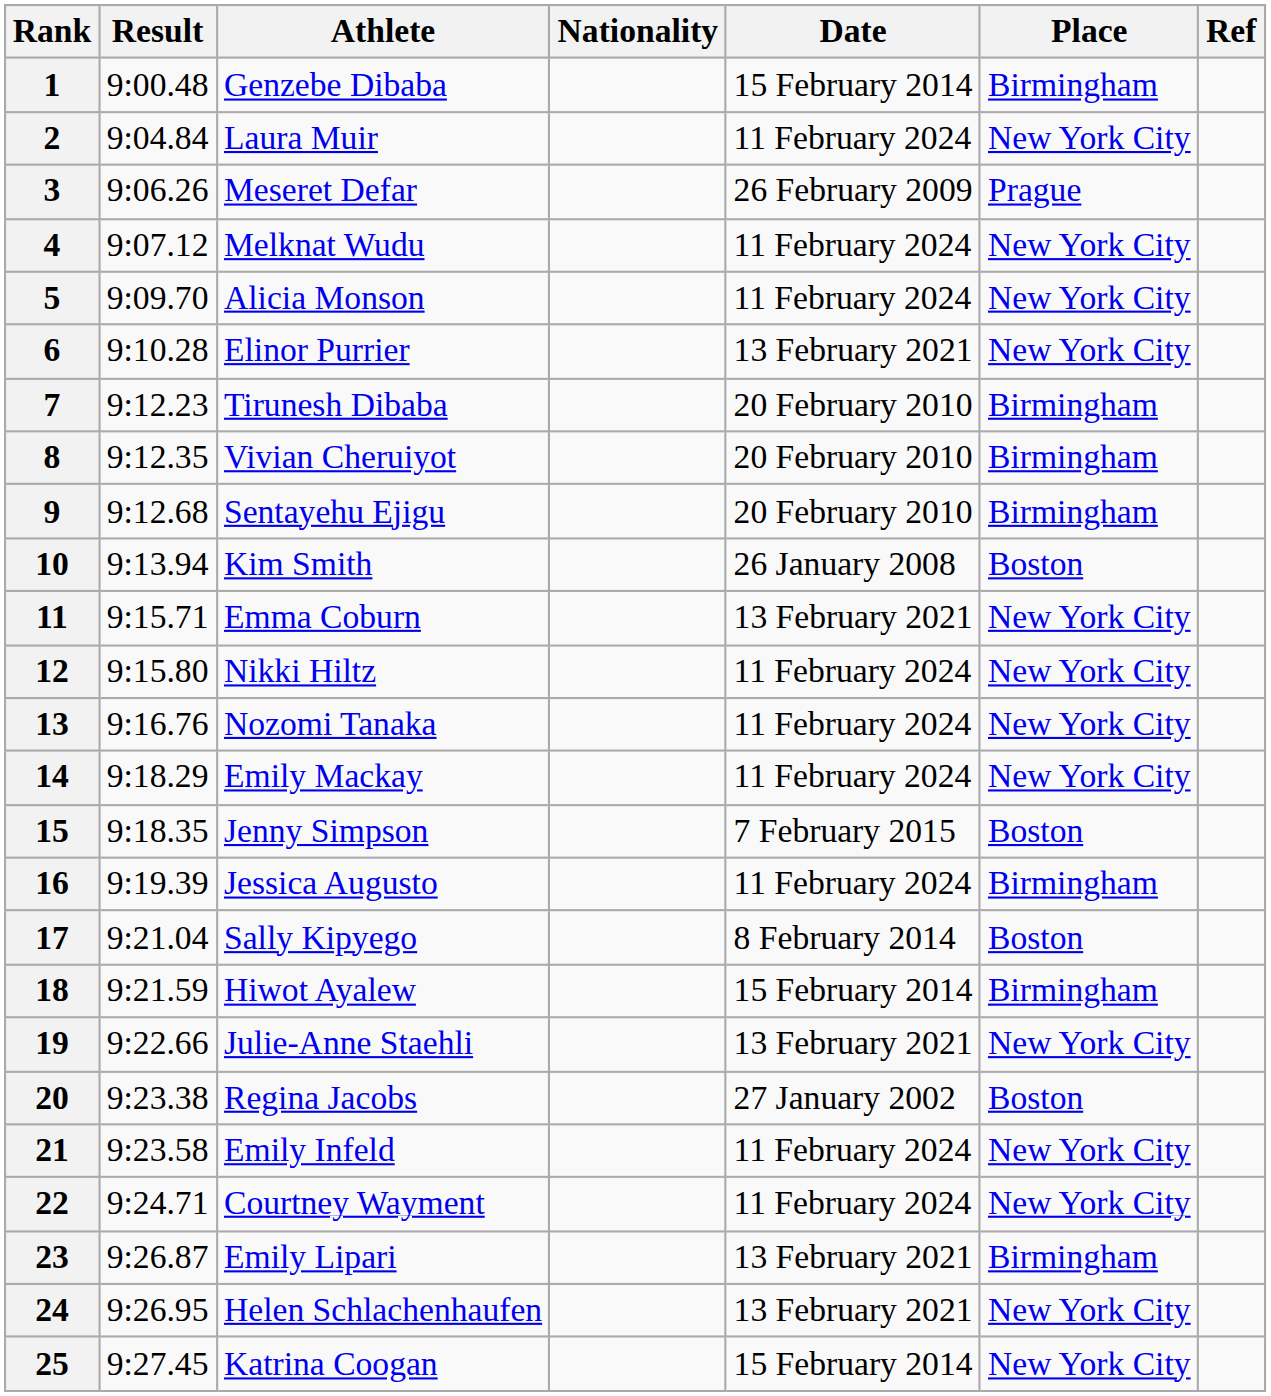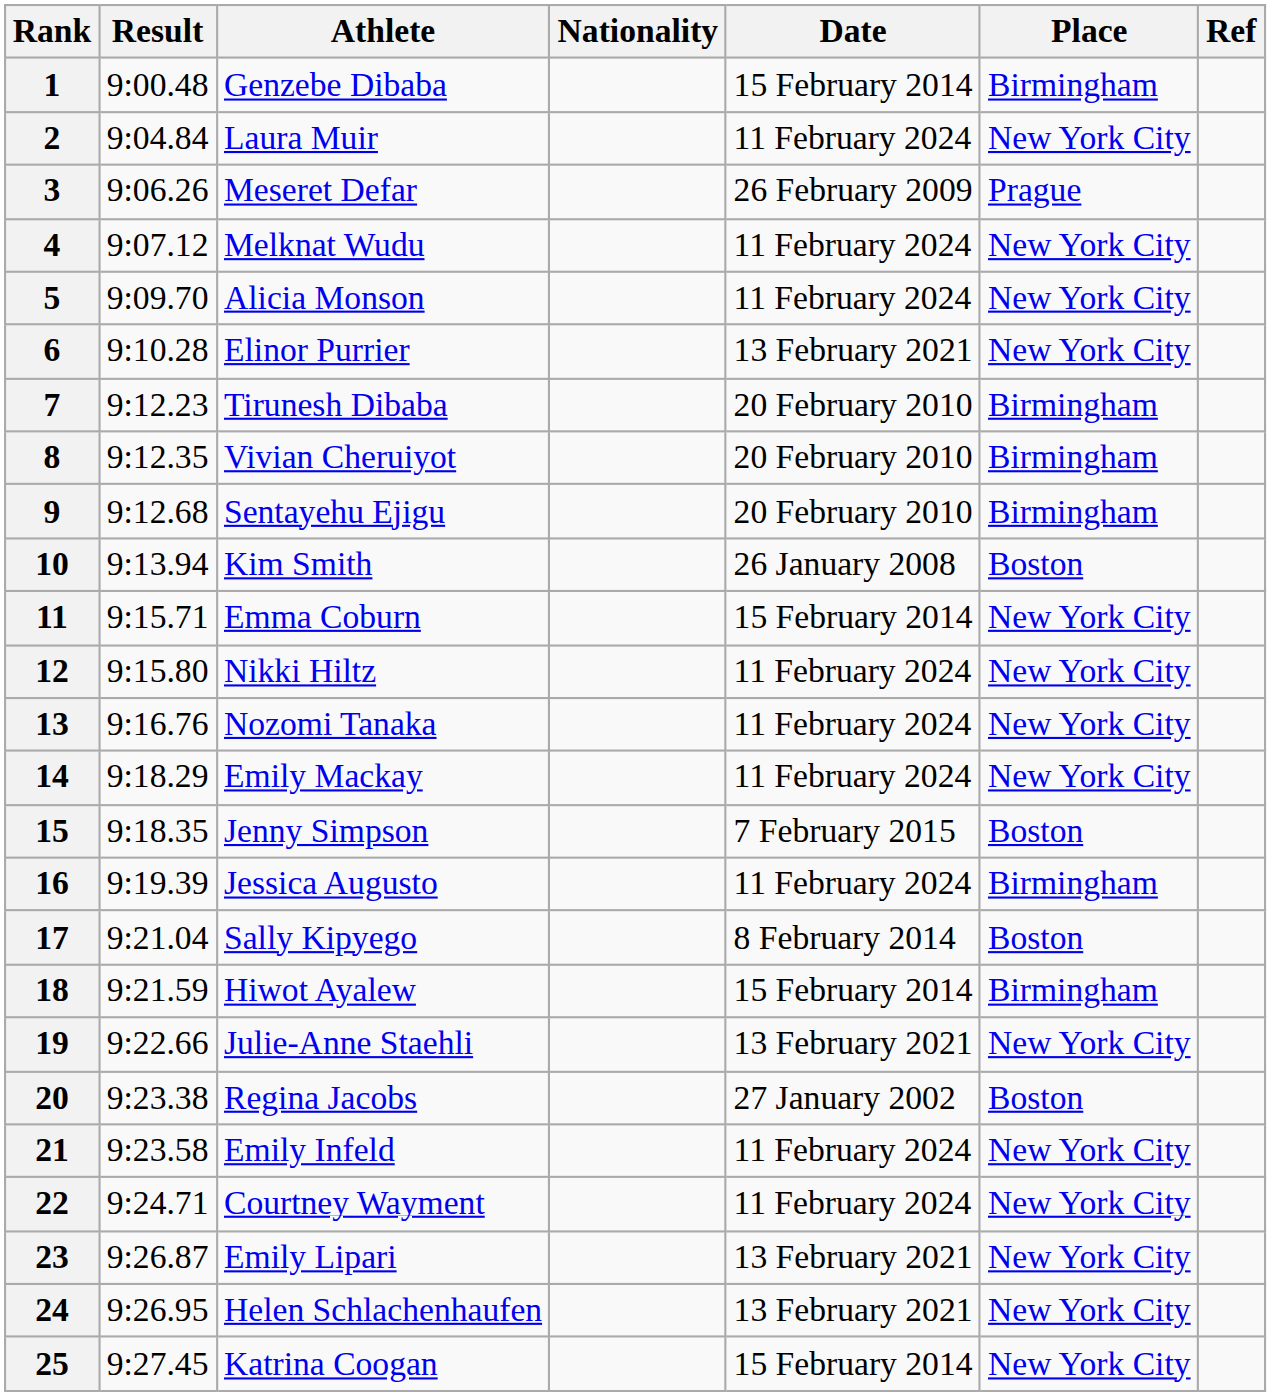(853, 617) 13 February 2021 -> (853, 617) 15 February 2014
(1073, 1256) Birmingham -> (1089, 1256) New York City
